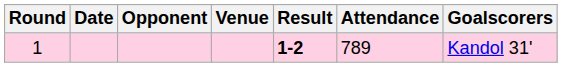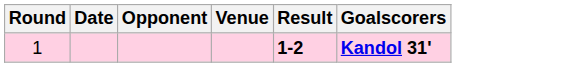- column: (390, 18)
(490, 47) normal -> (386, 47) bold
